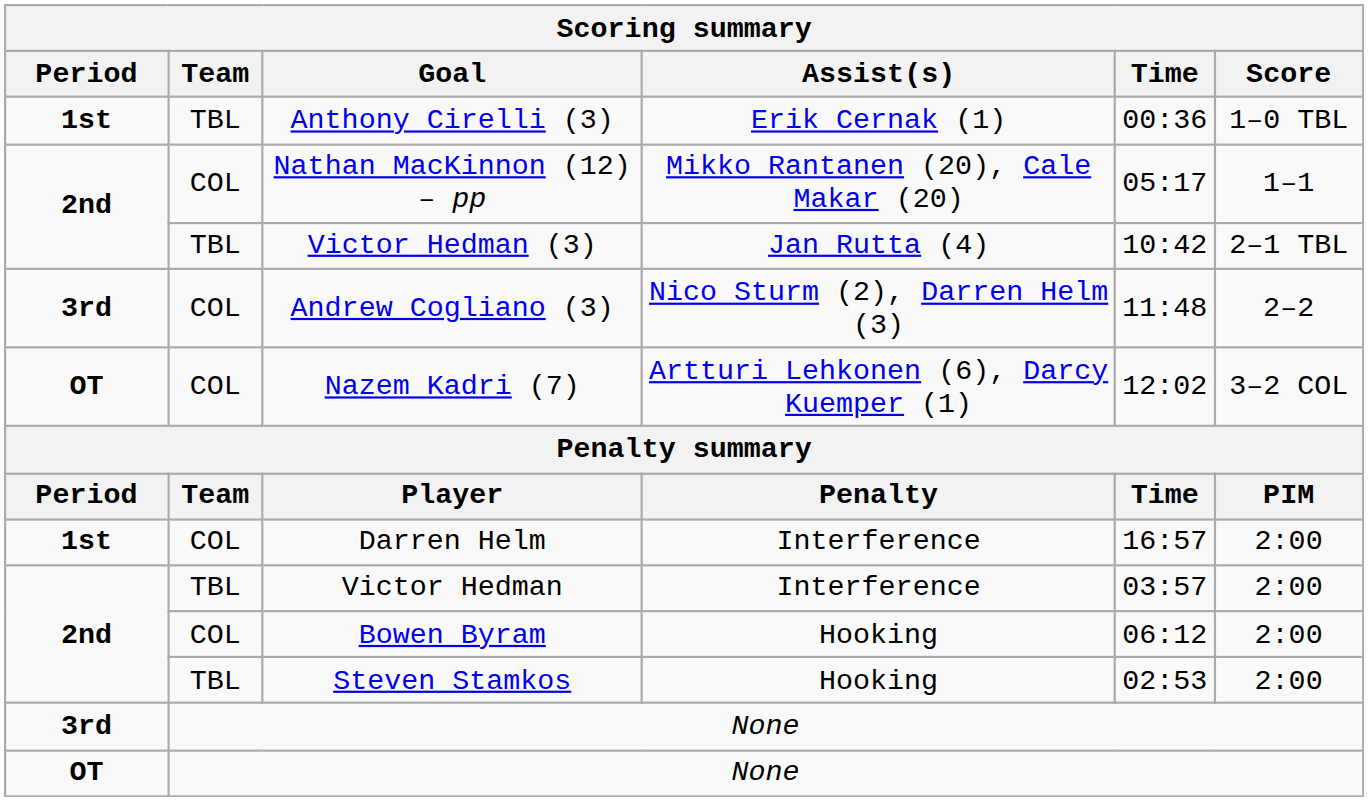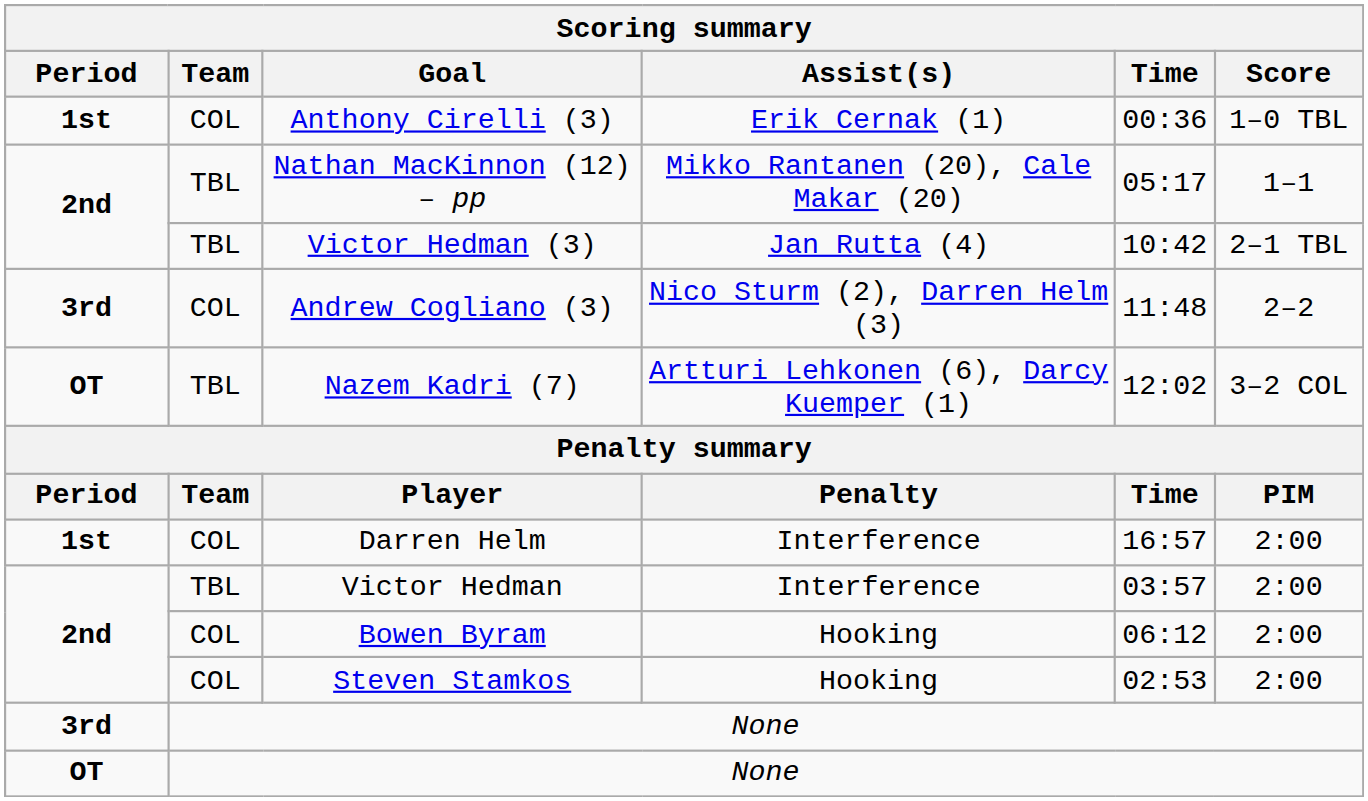(215, 121) TBL -> (215, 121) COL
(215, 183) COL -> (215, 183) TBL
(215, 387) COL -> (215, 387) TBL
(215, 681) TBL -> (215, 681) COL
